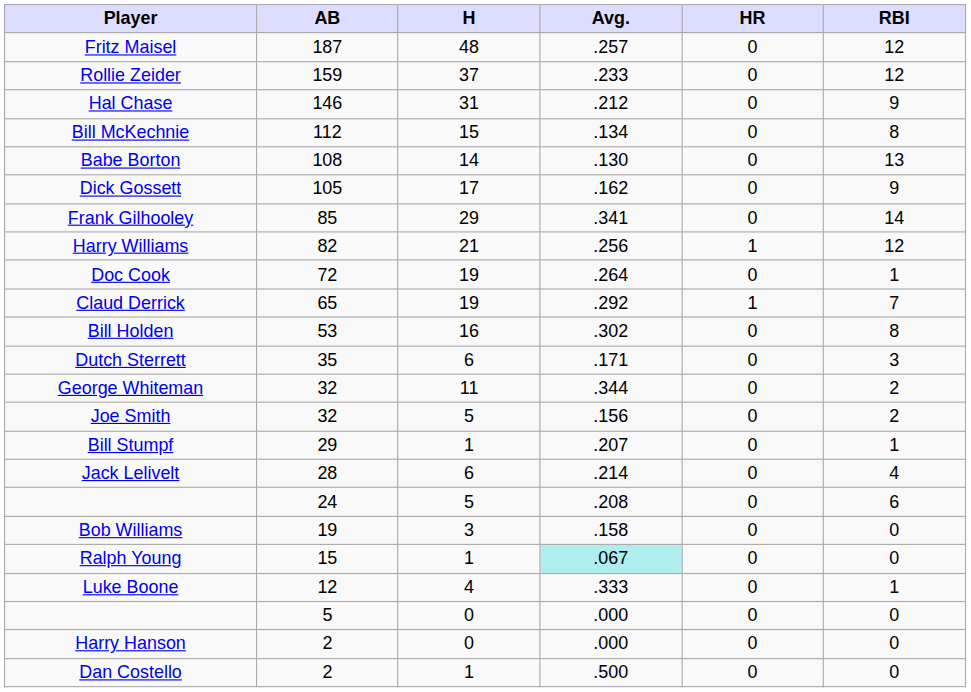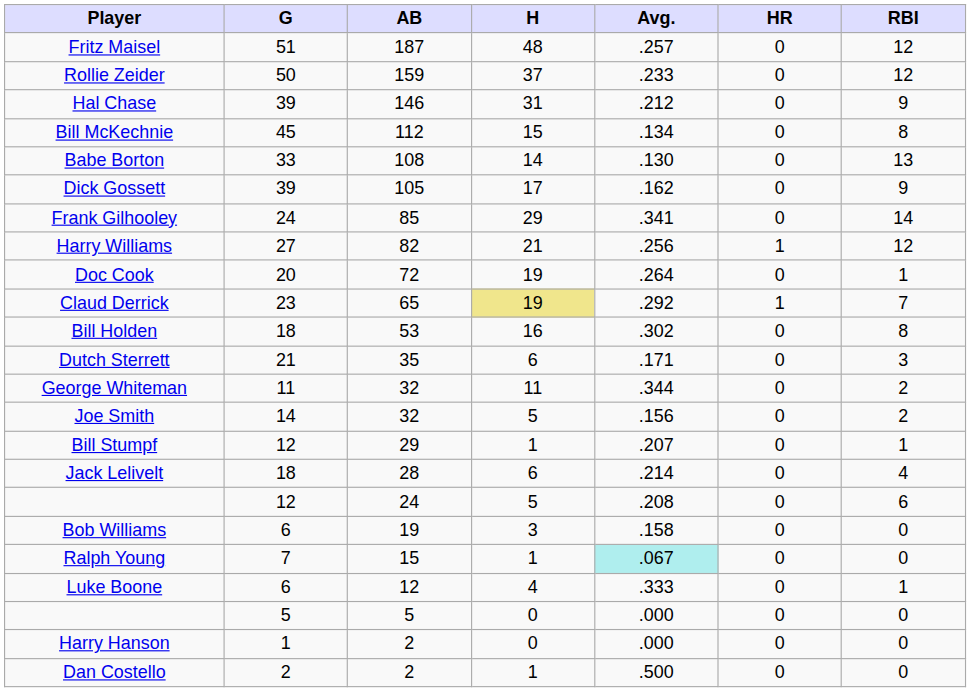+ column: (286, 18)
(469, 302) no background -> (533, 302) khaki background
